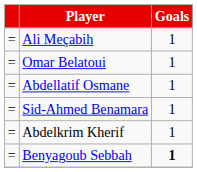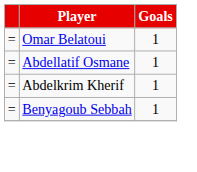- row: (58, 39)
- row: (85, 109)
(172, 156) bold -> (156, 109) normal
